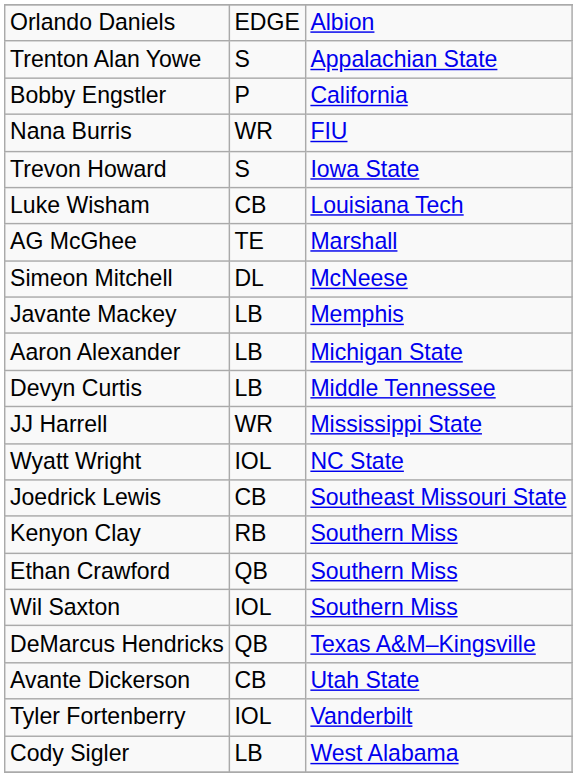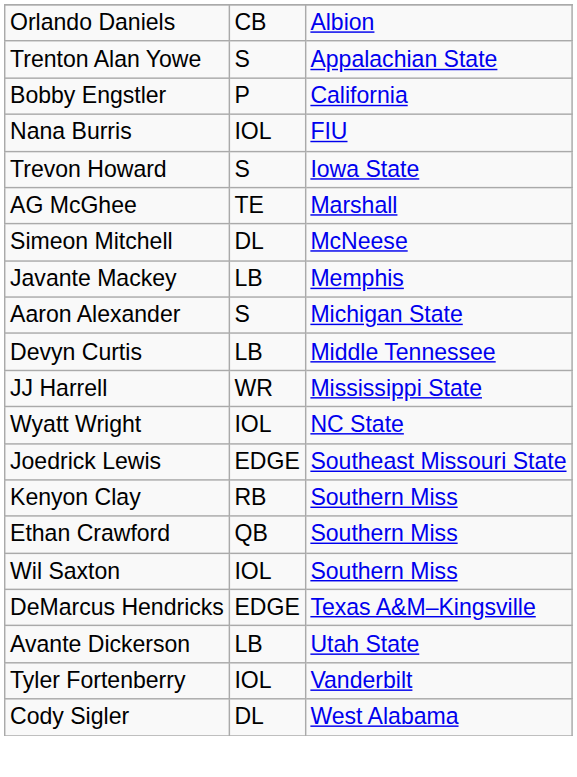(267, 22) EDGE -> (250, 22) CB
(254, 132) WR -> (253, 132) IOL
- row: (80, 205)
(249, 351) LB -> (242, 315) S
(250, 497) CB -> (267, 461) EDGE
(251, 643) QB -> (267, 607) EDGE
(250, 680) CB -> (249, 643) LB
(249, 753) LB -> (249, 717) DL
